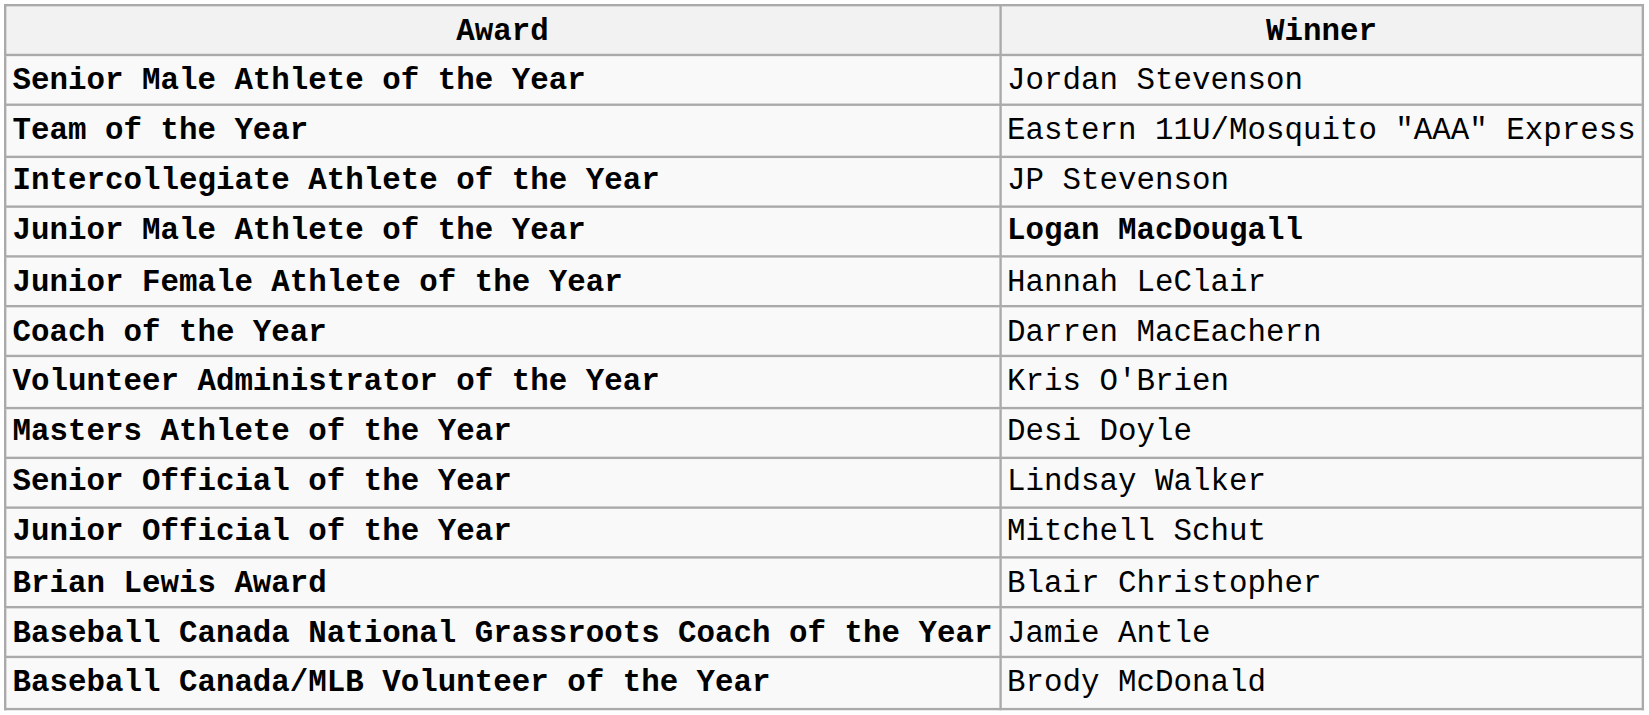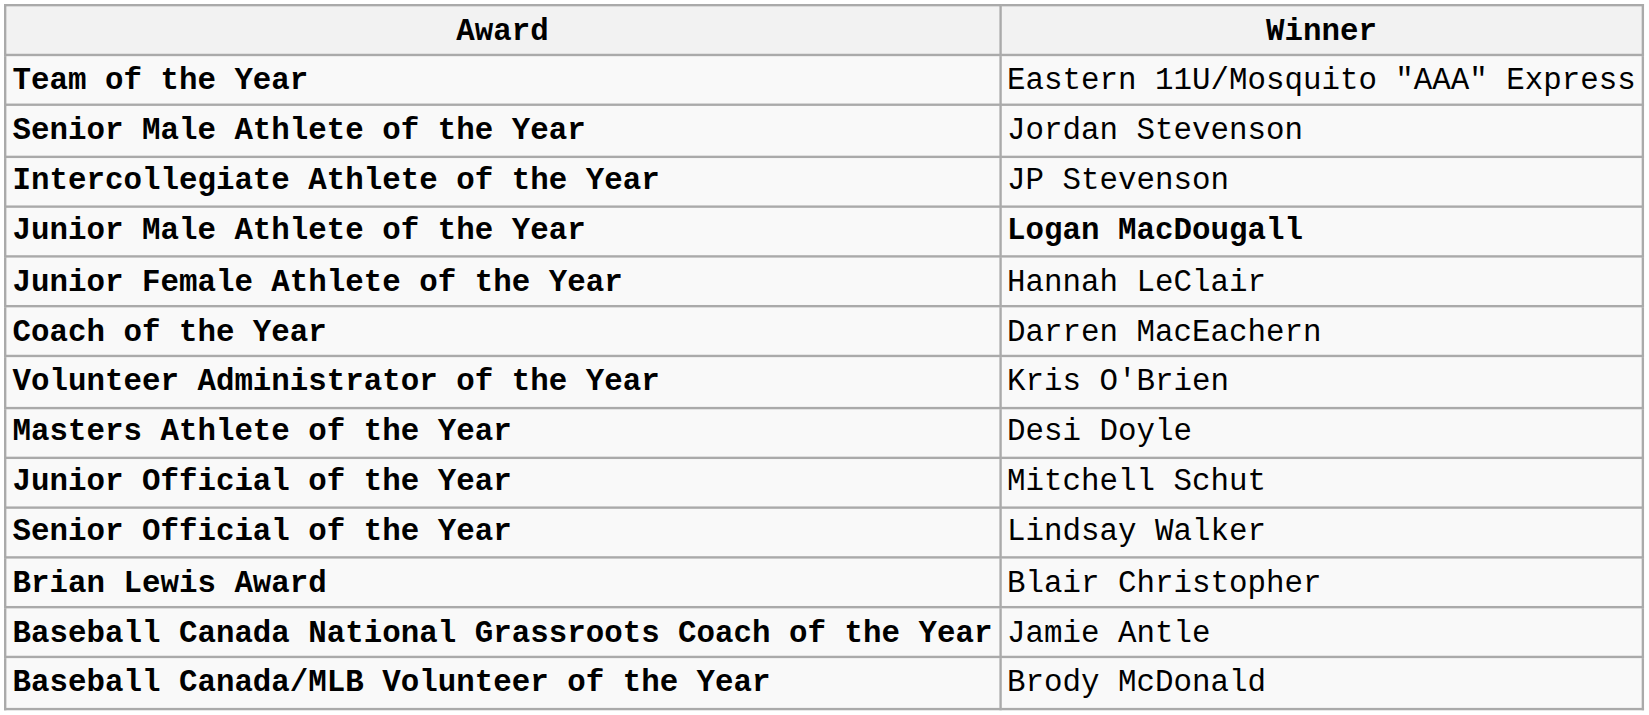rows swapped: (160, 131) <-> (299, 81)
rows swapped: (262, 482) <-> (262, 532)
